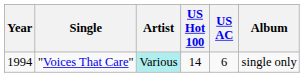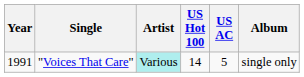(20, 62) 1994 -> (20, 62) 1991
(224, 62) 6 -> (224, 62) 5
